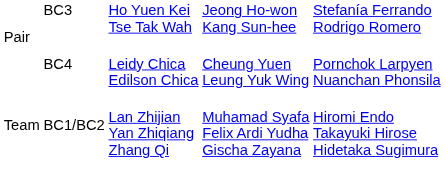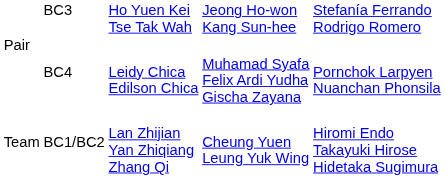(256, 72) Cheung Yuen Leung Yuk Wing -> (256, 80) Muhamad Syafa Felix Ardi Yudha Gischa Zayana
(256, 133) Muhamad Syafa Felix Ardi Yudha Gischa Zayana -> (256, 150) Cheung Yuen Leung Yuk Wing
